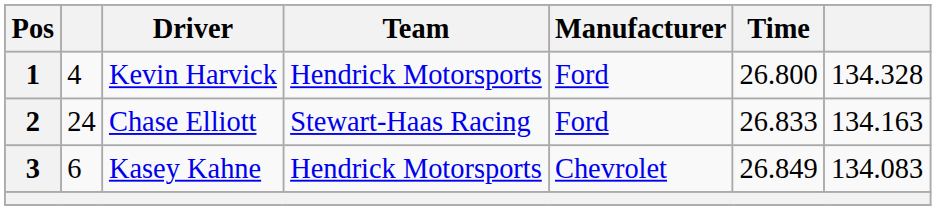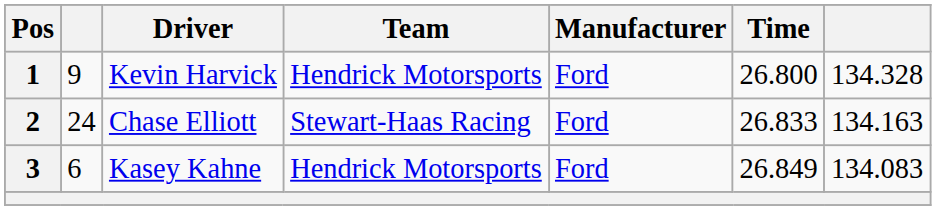(74, 74) 4 -> (74, 74) 9
(611, 168) Chevrolet -> (582, 168) Ford
